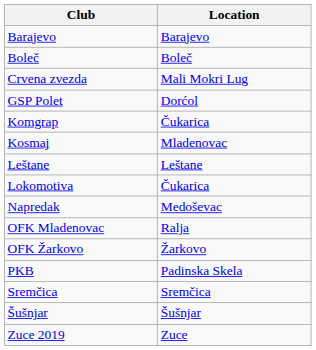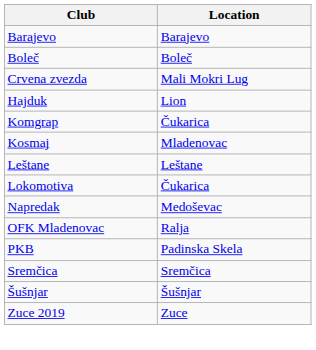- row: (35, 100)
+ row: (27, 100)
- row: (45, 249)
